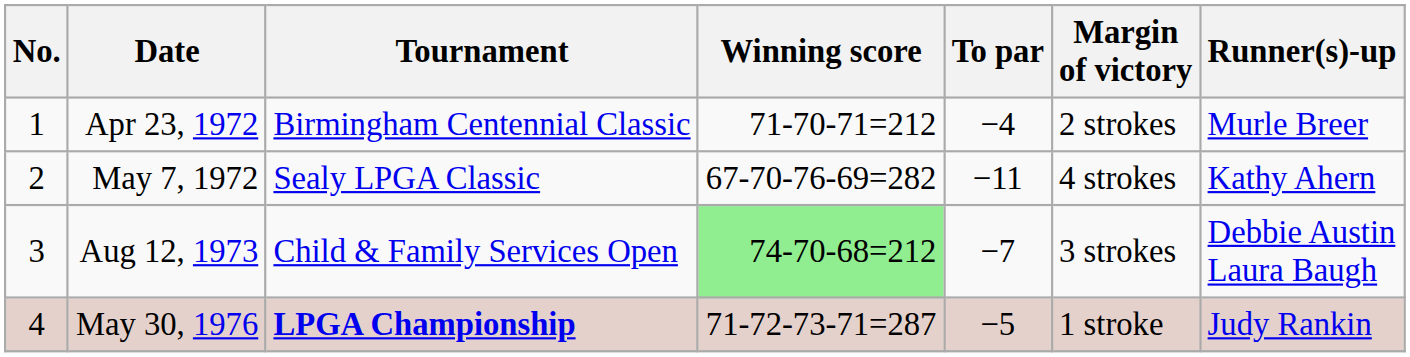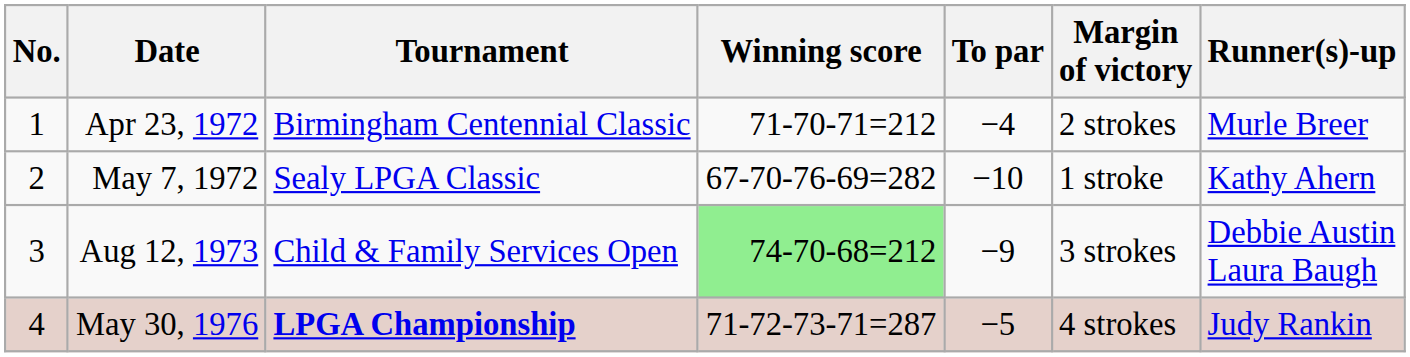(998, 178) −11 -> (998, 178) −10
(1118, 178) 4 strokes -> (1111, 178) 1 stroke
(998, 251) −7 -> (998, 251) −9
(1111, 324) 1 stroke -> (1118, 324) 4 strokes
